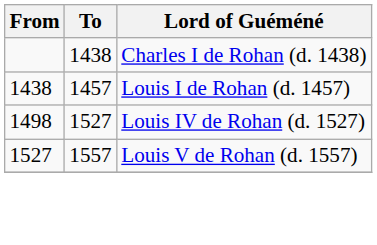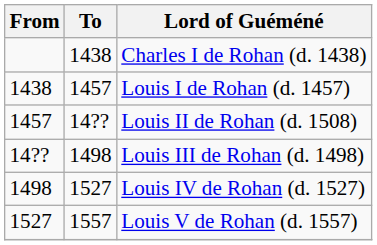+ row: (239, 121)
+ row: (243, 155)
